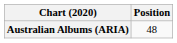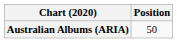(152, 29) 48 -> (152, 29) 50
